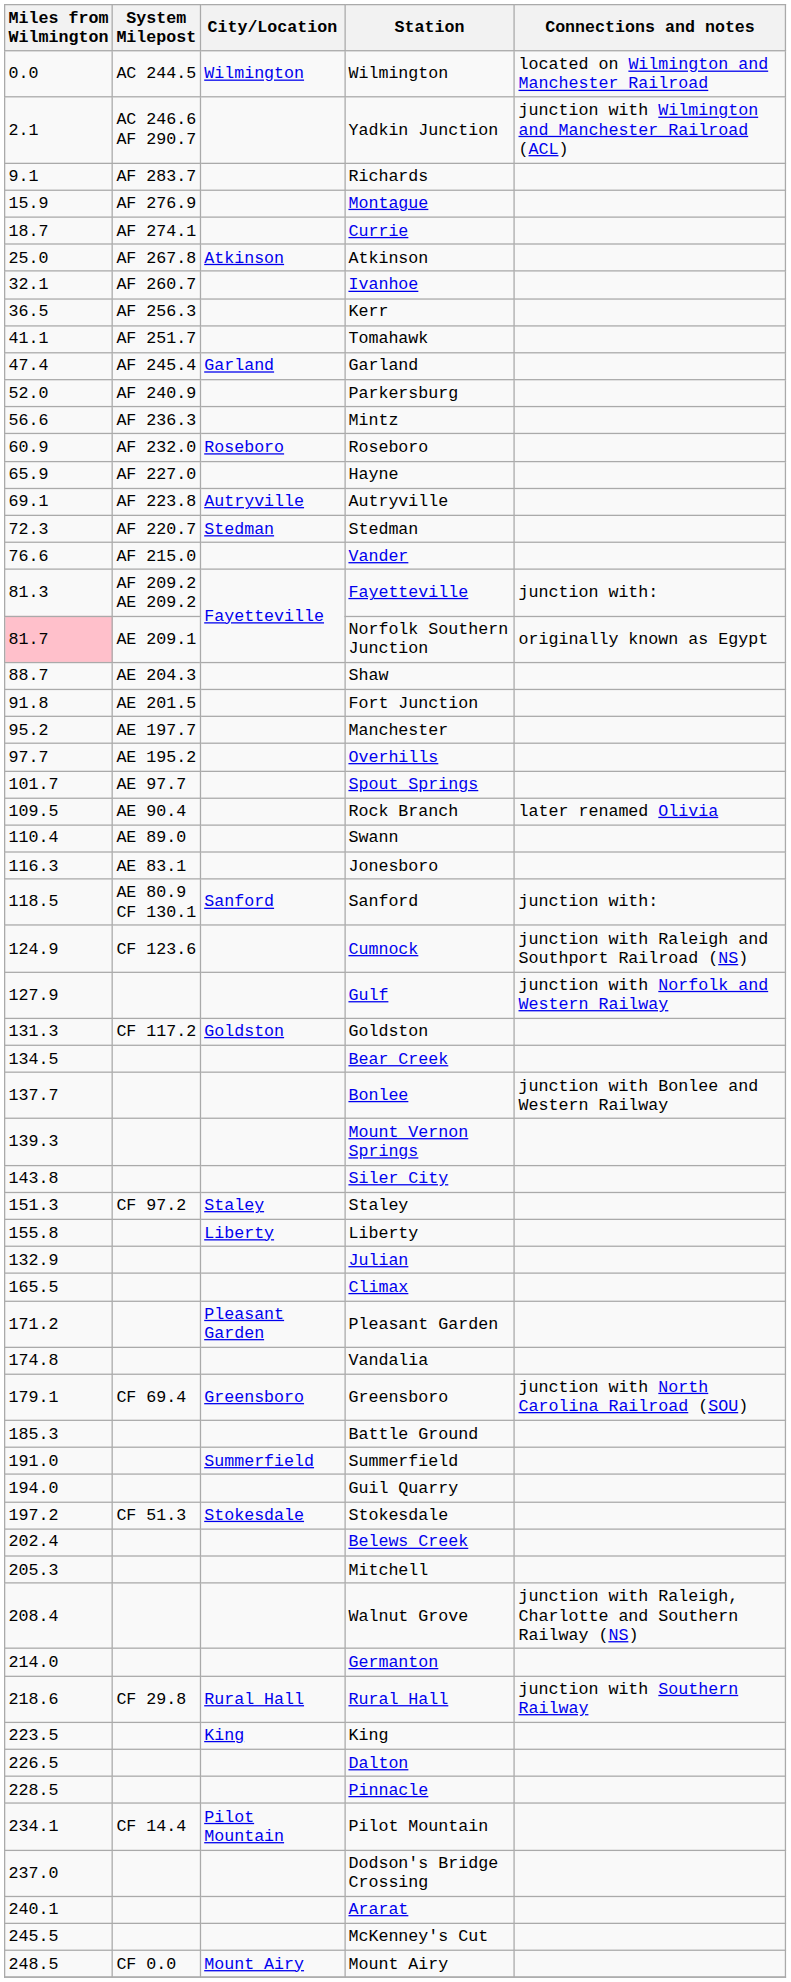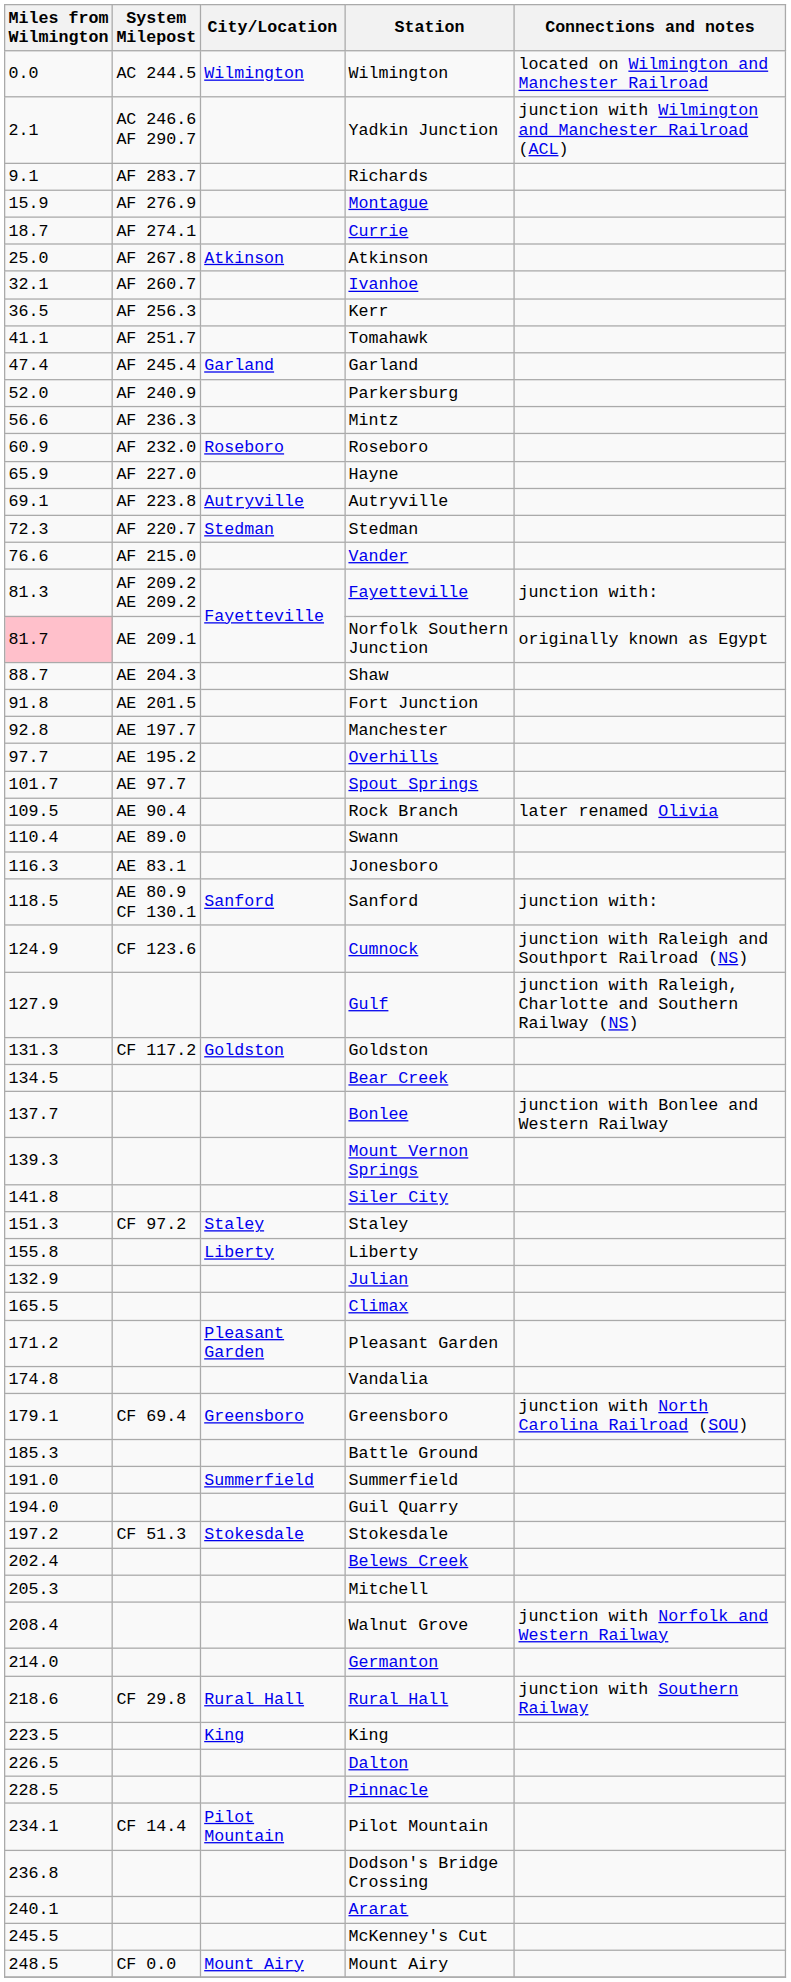(29, 730) 95.2 -> (29, 730) 92.8
(643, 995) junction with Norfolk and Western Railway -> (628, 1005) junction with Raleigh, Charlotte and Southern Railway (NS)
(34, 1179) 143.8 -> (34, 1198) 141.8
(628, 1616) junction with Raleigh, Charlotte and Southern Railway (NS) -> (643, 1625) junction with Norfolk and Western Railway
(34, 1873) 237.0 -> (34, 1873) 236.8
